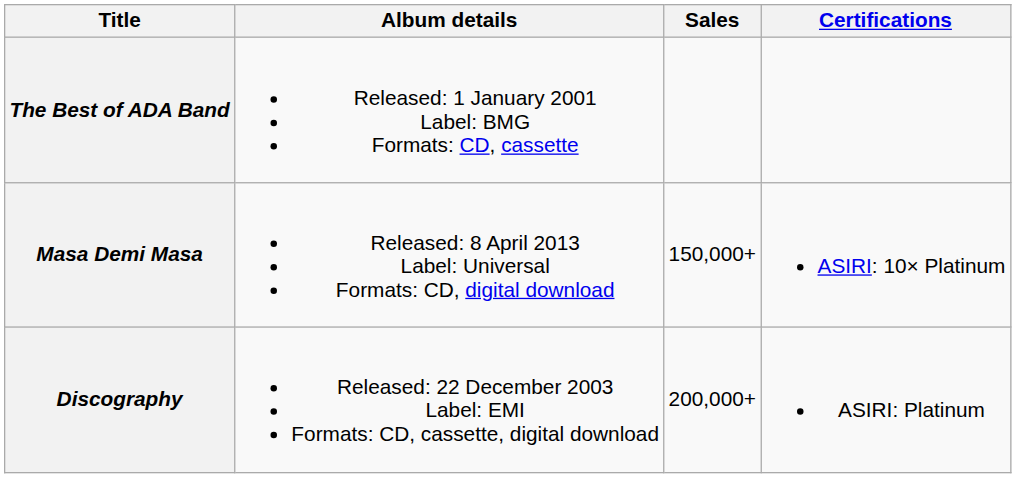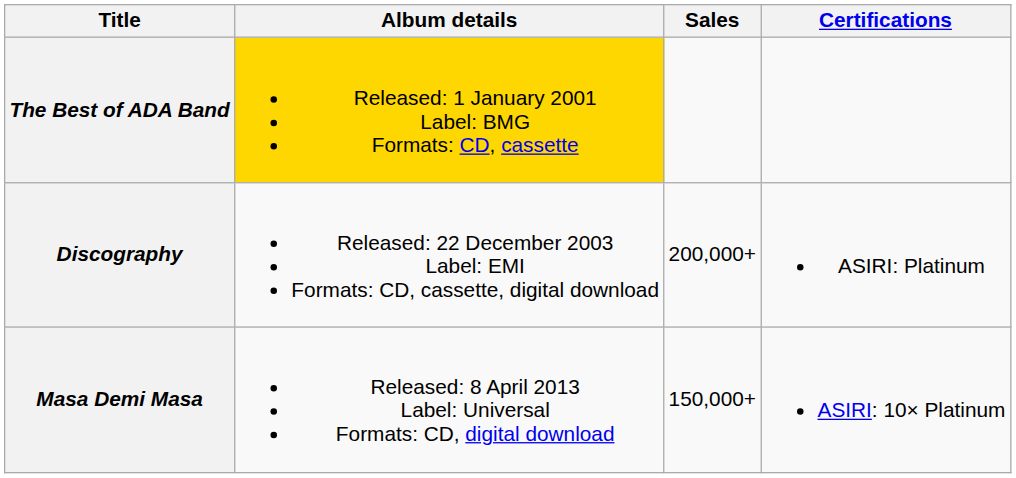(449, 122) no background -> (449, 122) gold background
rows swapped: (120, 399) <-> (120, 254)
